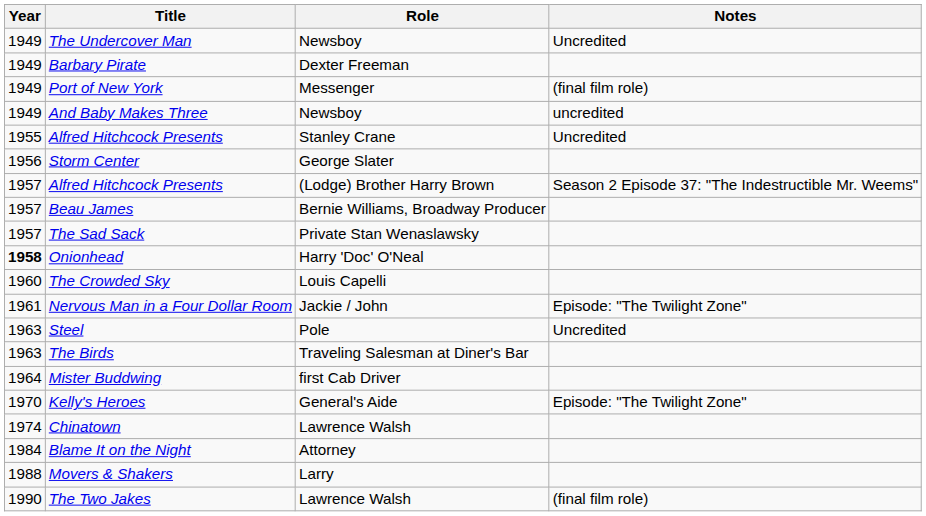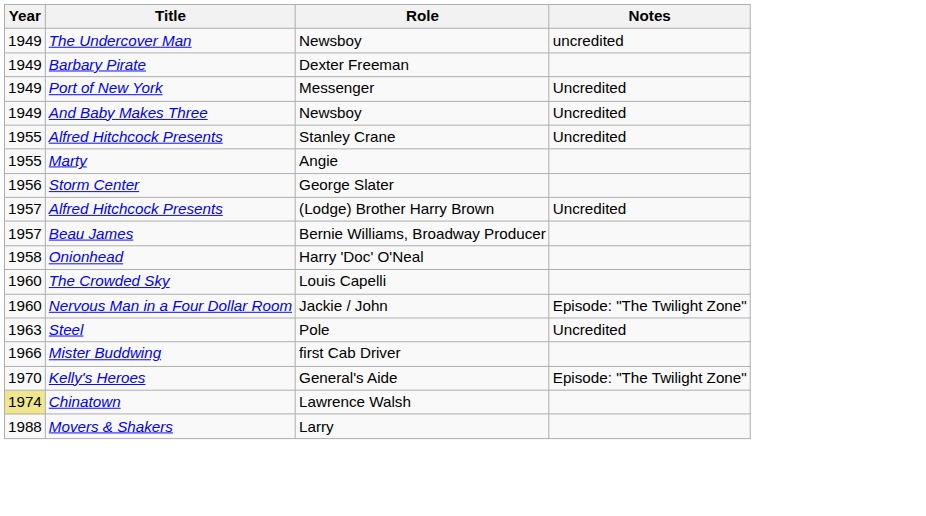(590, 40) Uncredited -> (588, 40) uncredited
(600, 88) (final film role) -> (590, 88) Uncredited
(588, 112) uncredited -> (590, 112) Uncredited
+ row: (68, 161)
(735, 185) Season 2 Episode 37: "The Indestructible Mr. Weems" -> (590, 209) Uncredited
- row: (97, 233)
(25, 257) bold -> (25, 257) normal
(25, 305) 1961 -> (25, 305) 1960
- row: (81, 354)
(25, 378) 1964 -> (25, 354) 1966
(25, 426) no background -> (25, 402) khaki background
- row: (120, 450)
- row: (100, 498)
